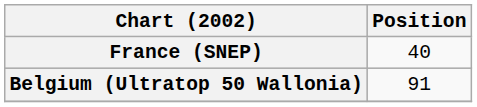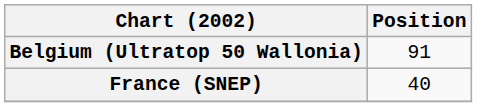rows swapped: (186, 85) <-> (186, 53)
